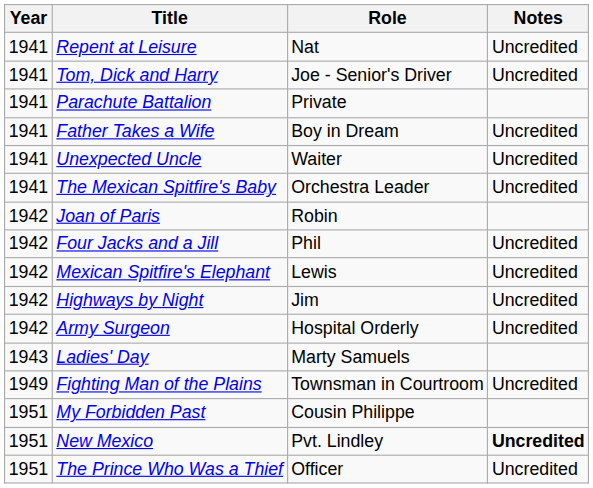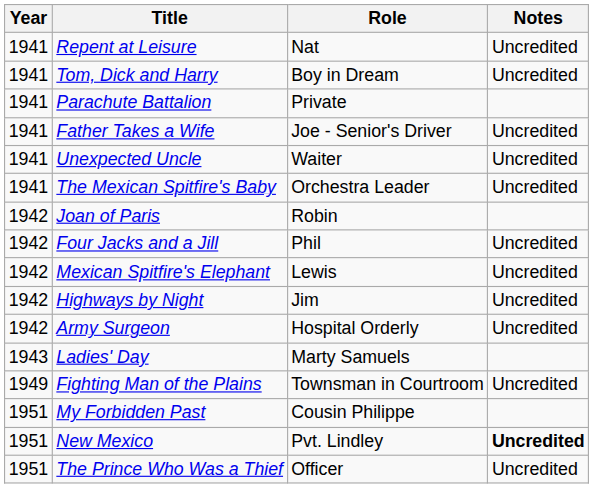(371, 74) Joe - Senior's Driver -> (345, 74) Boy in Dream
(345, 131) Boy in Dream -> (371, 131) Joe - Senior's Driver
